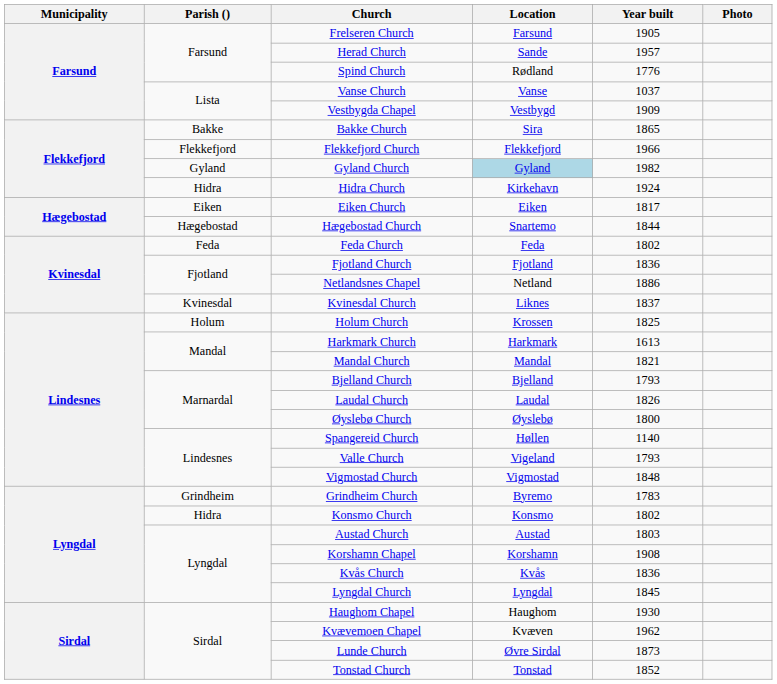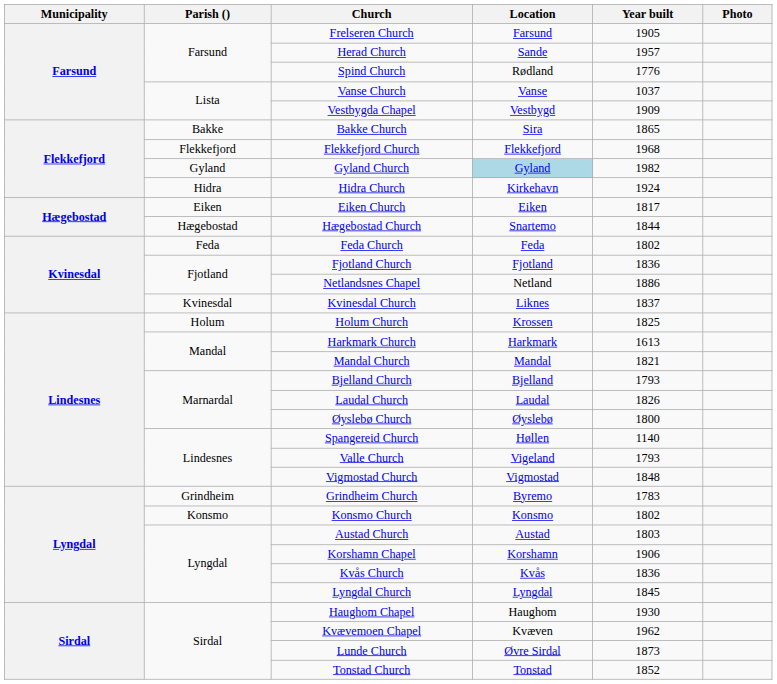(648, 149) 1966 -> (648, 149) 1968
(208, 515) Hidra -> (208, 515) Konsmo
(648, 554) 1908 -> (648, 554) 1906
